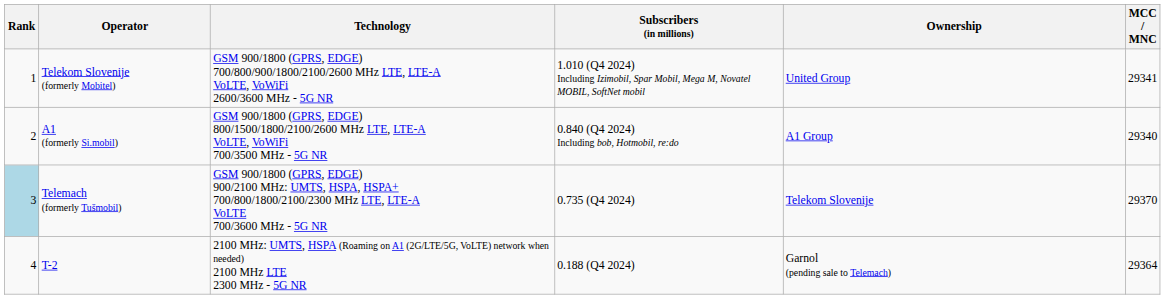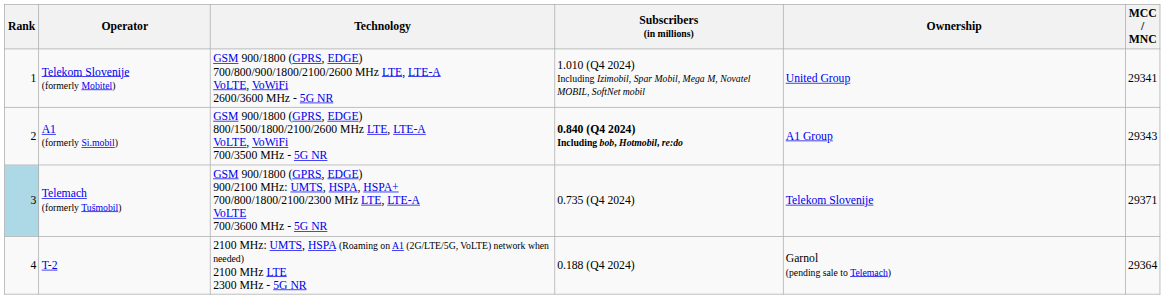(618, 136) normal -> (620, 136) bold
(1143, 136) 29340 -> (1143, 136) 29343
(1143, 200) 29370 -> (1143, 200) 29371
